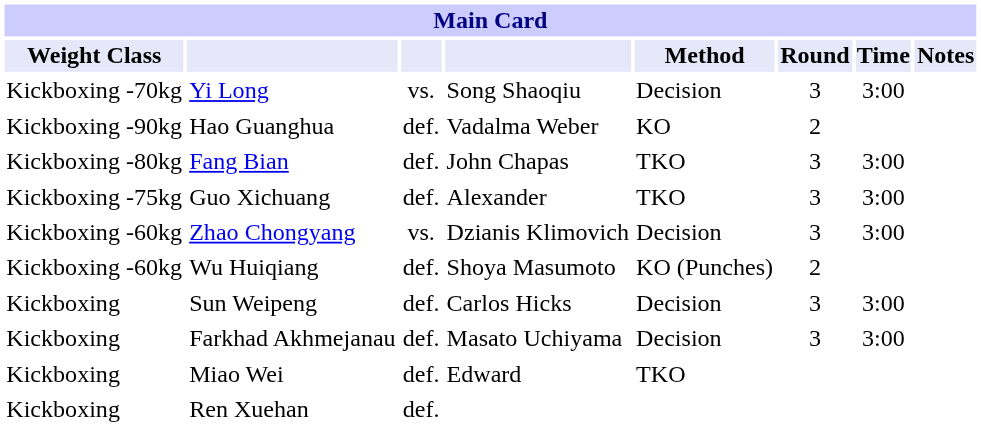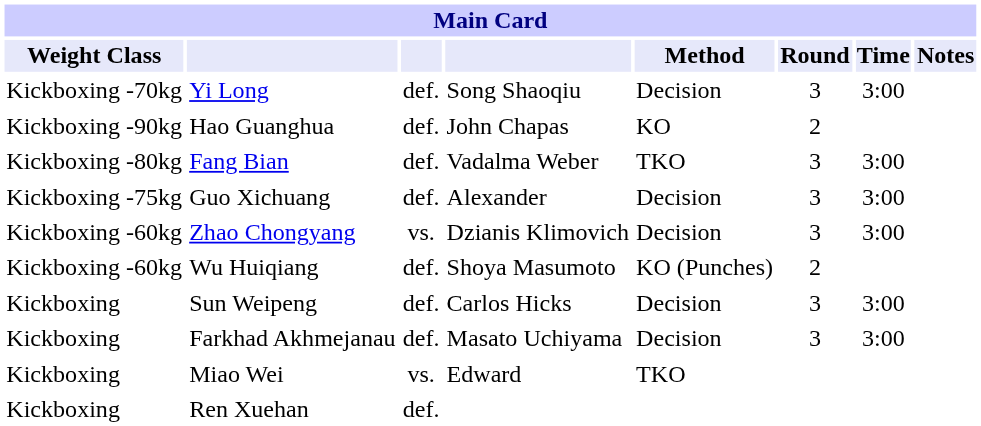(421, 90) vs. -> (421, 90) def.
(523, 126) Vadalma Weber -> (508, 126) John Chapas
(508, 161) John Chapas -> (523, 161) Vadalma Weber
(661, 197) TKO -> (679, 197) Decision
(421, 374) def. -> (421, 374) vs.
